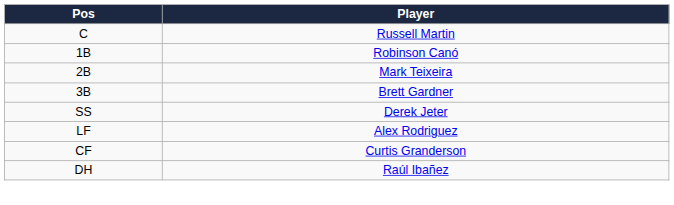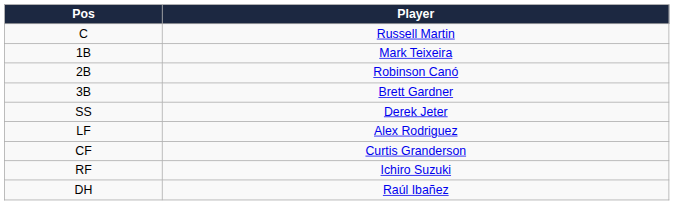(416, 53) Robinson Canó -> (416, 53) Mark Teixeira
(416, 72) Mark Teixeira -> (416, 72) Robinson Canó
+ row: (83, 170)
